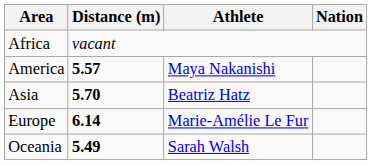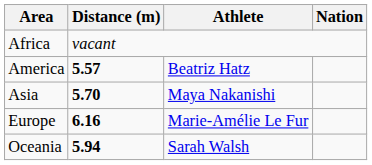(222, 69) Maya Nakanishi -> (209, 69) Beatriz Hatz
(209, 95) Beatriz Hatz -> (222, 95) Maya Nakanishi
(86, 120) 6.14 -> (86, 120) 6.16
(86, 146) 5.49 -> (86, 146) 5.94
